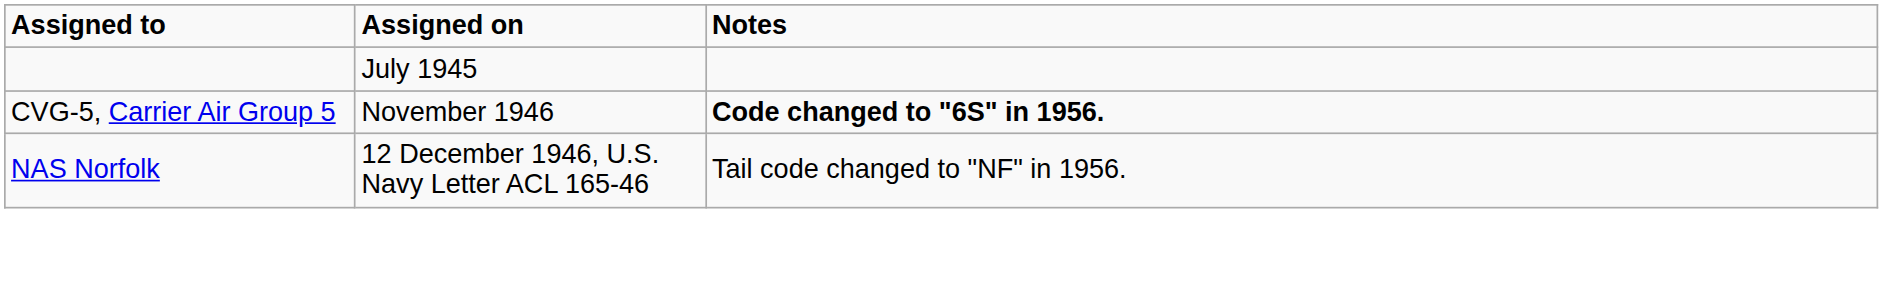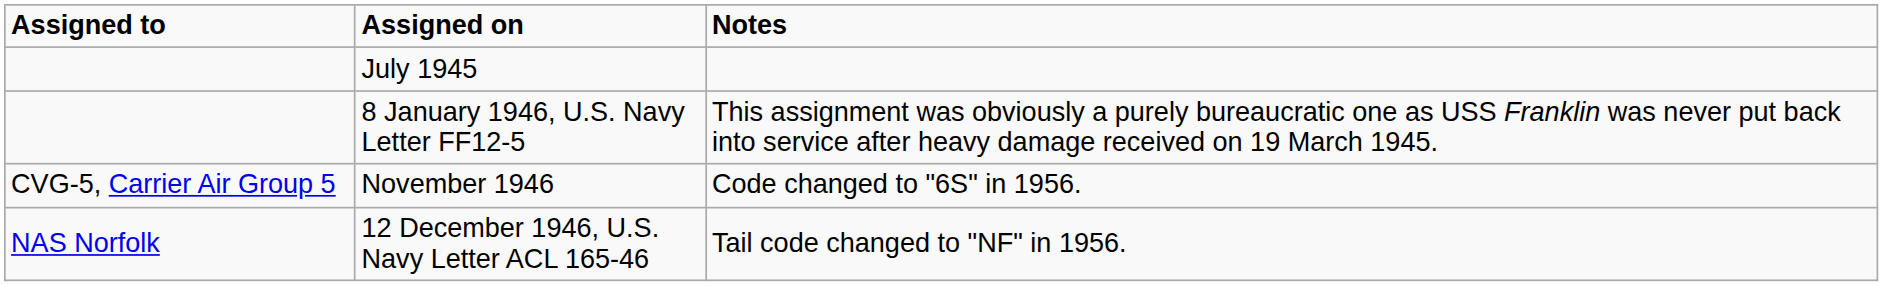+ row: (523, 126)
(908, 111) bold -> (897, 185) normal
